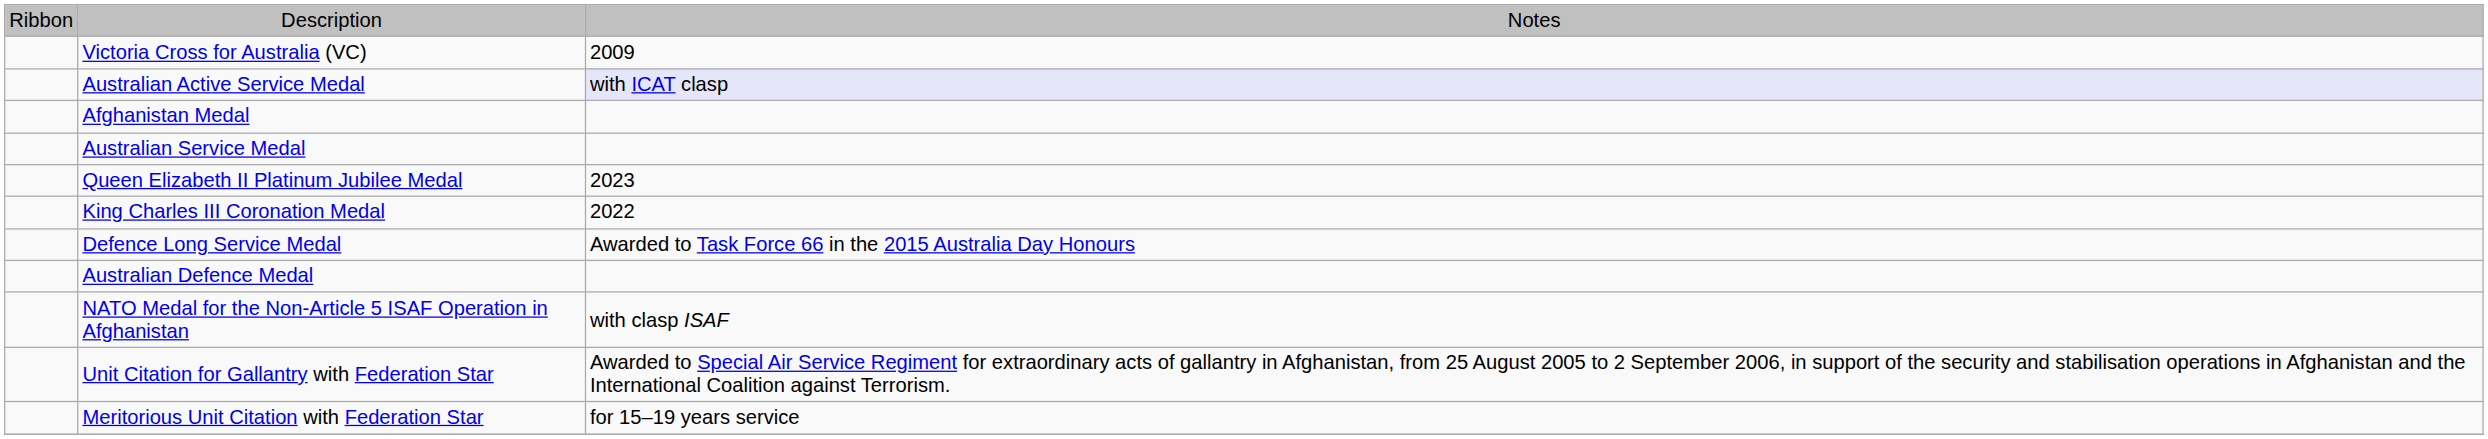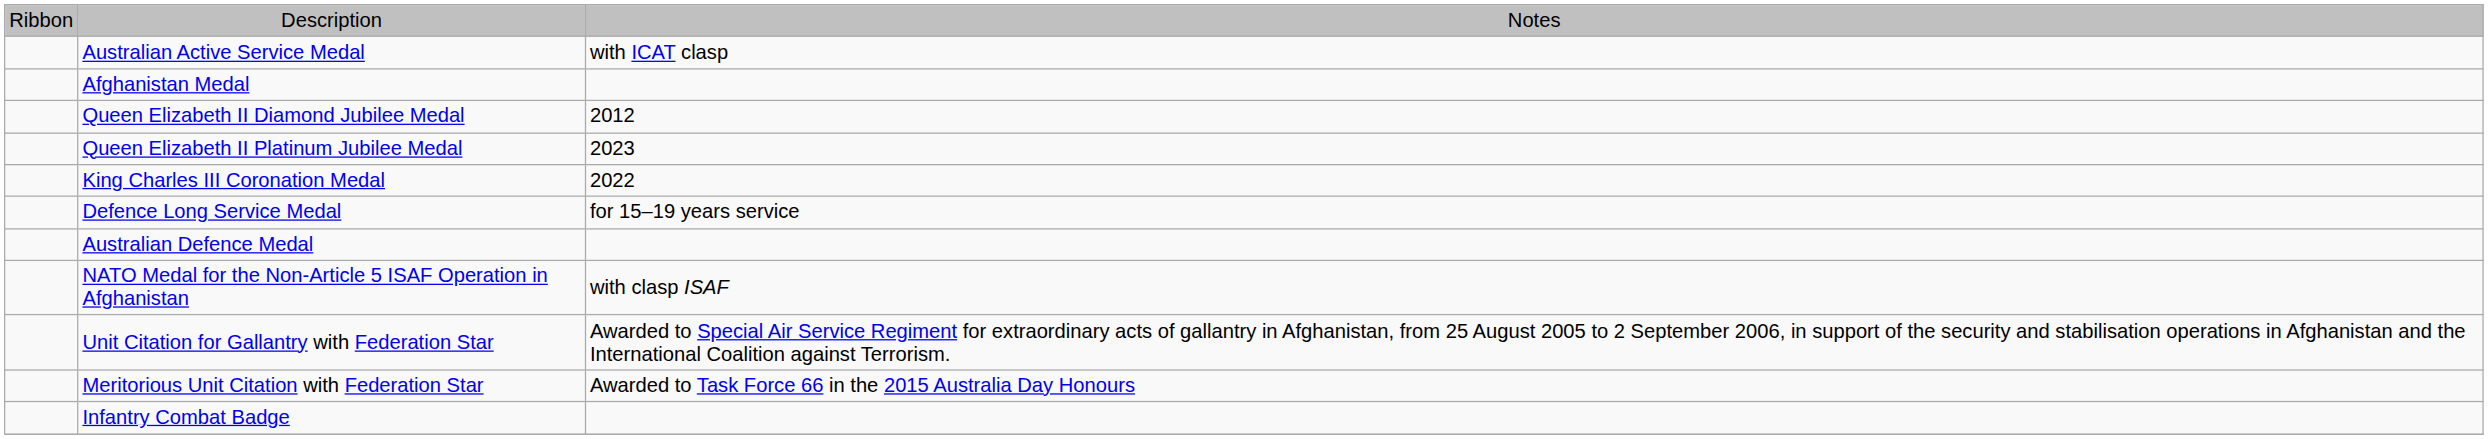- row: (225, 52)
(659, 84) lavender background -> (659, 52) no background
- row: (194, 148)
+ row: (274, 116)
(862, 244) Awarded to Task Force 66 in the 2015 Australia Day Honours -> (695, 212) for 15–19 years service
(695, 417) for 15–19 years service -> (862, 385) Awarded to Task Force 66 in the 2015 Australia Day Honours
+ row: (186, 417)
